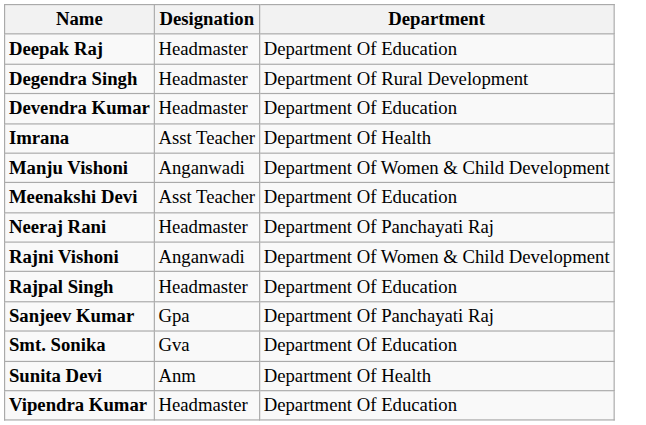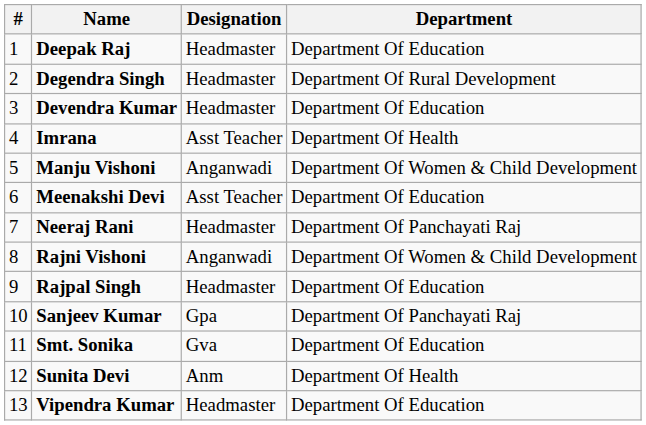+ column: (18, 19)
